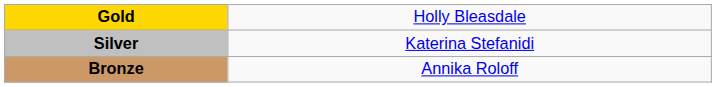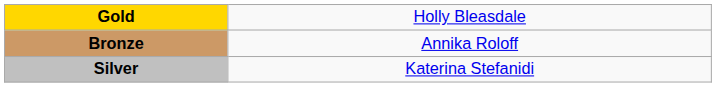rows swapped: (116, 43) <-> (116, 69)
